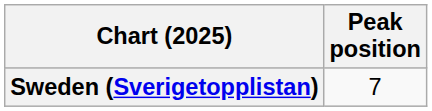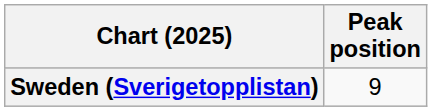(375, 86) 7 -> (375, 86) 9
